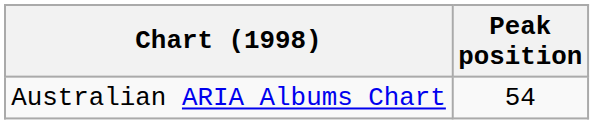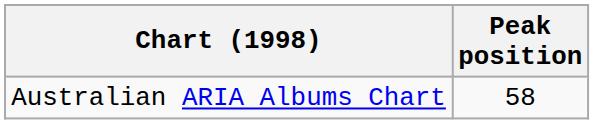(520, 98) 54 -> (520, 98) 58
